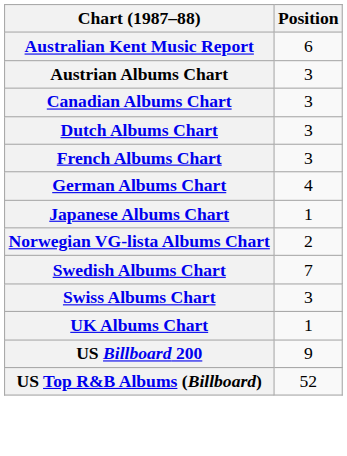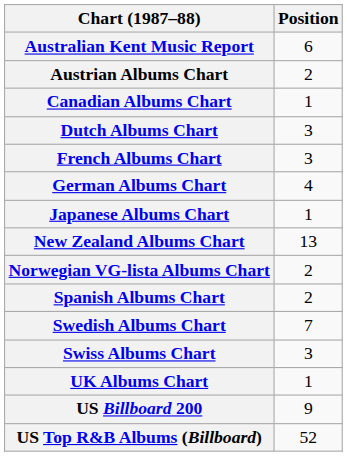(308, 74) 3 -> (308, 74) 2
(308, 102) 3 -> (308, 102) 1
+ row: (139, 241)
+ row: (139, 297)
